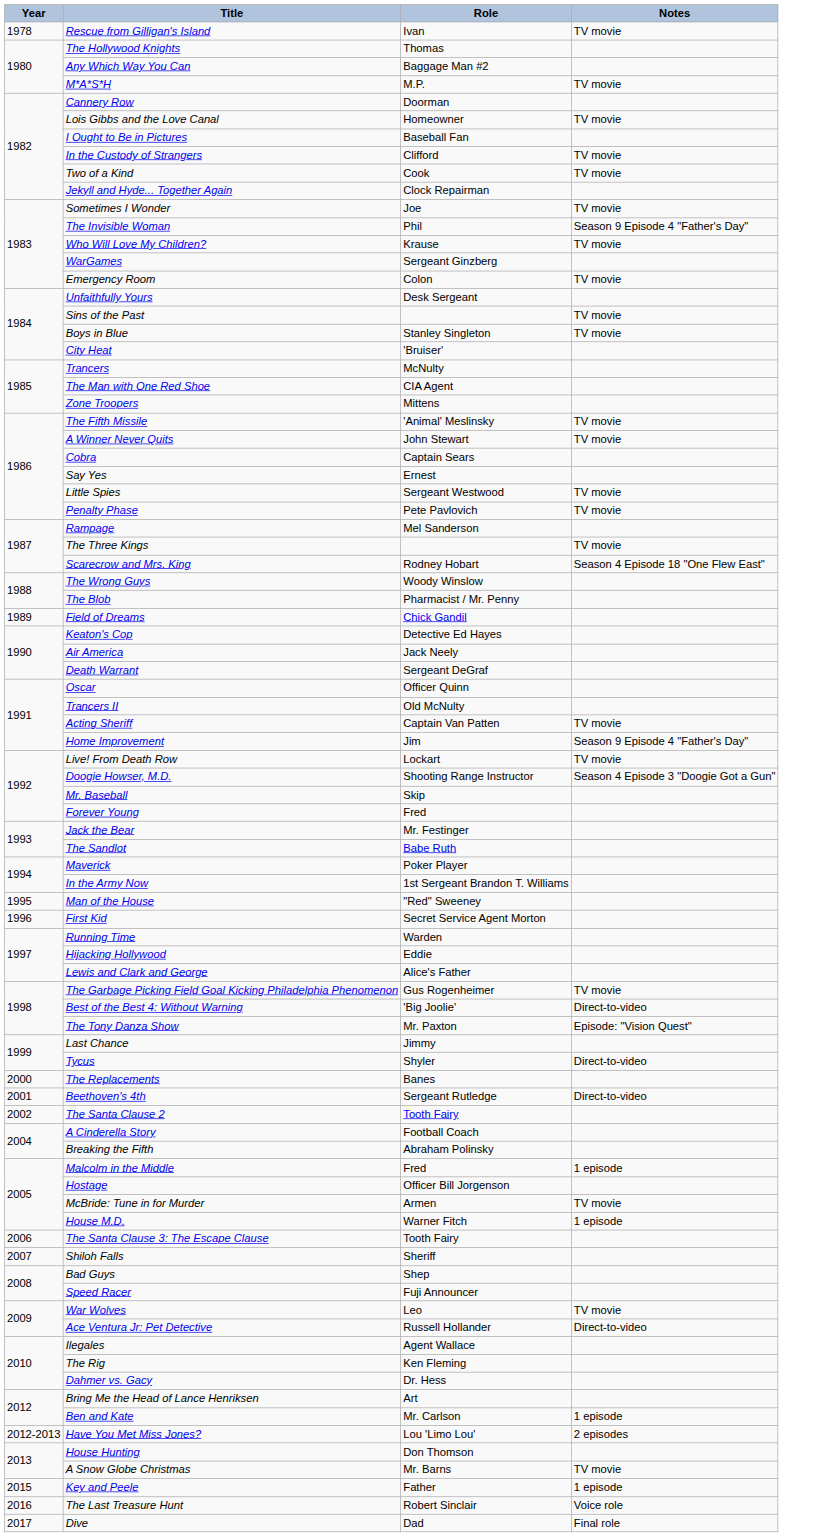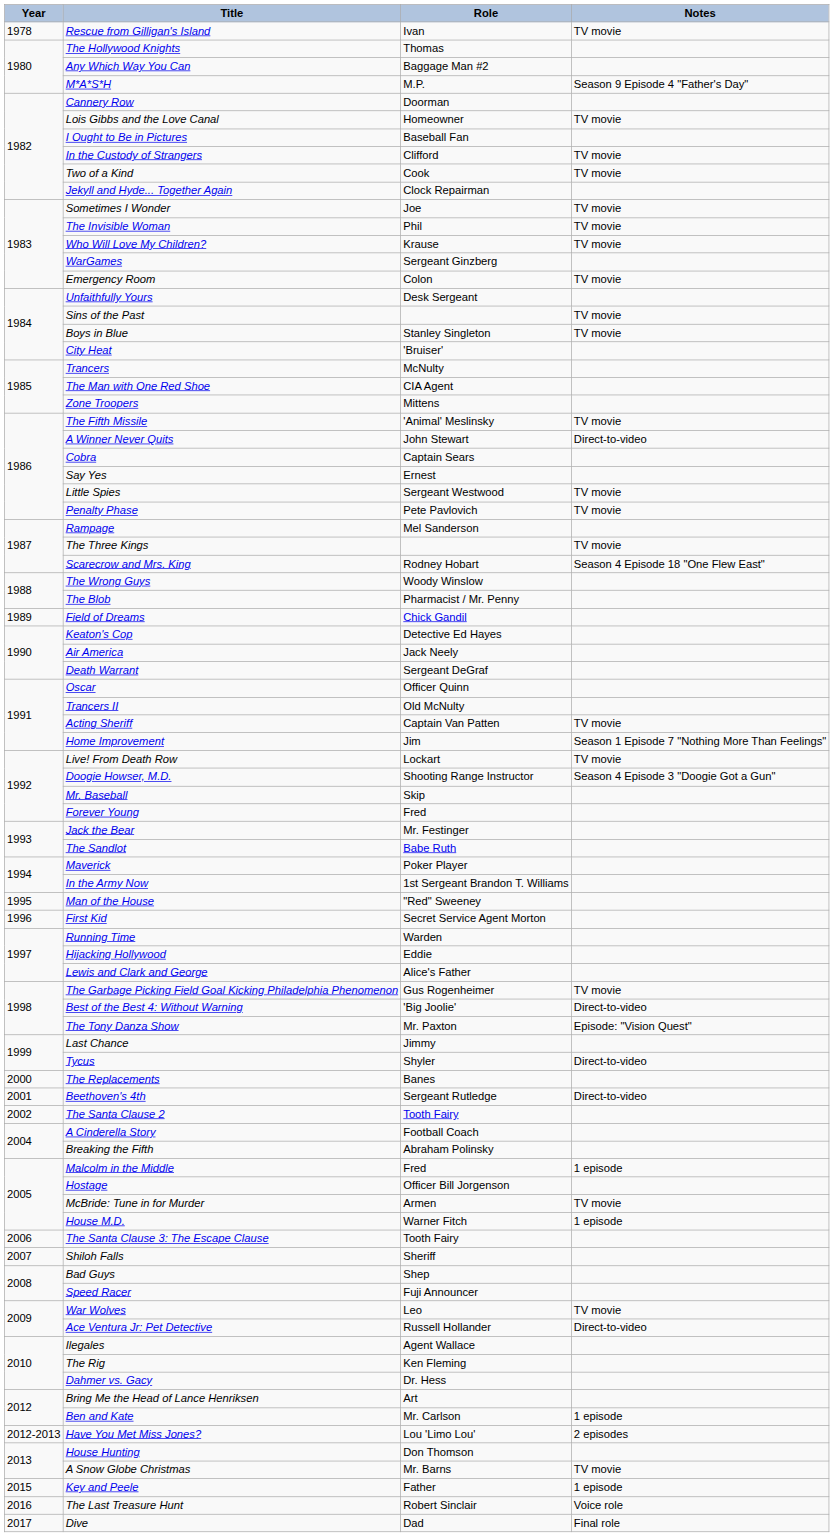(597, 84) TV movie -> (661, 84) Season 9 Episode 4 "Father's Day"
(661, 226) Season 9 Episode 4 "Father's Day" -> (597, 226) TV movie
(597, 439) TV movie -> (610, 439) Direct-to-video
(661, 741) Season 9 Episode 4 "Father's Day" -> (700, 741) Season 1 Episode 7 "Nothing More Than Feelings"
